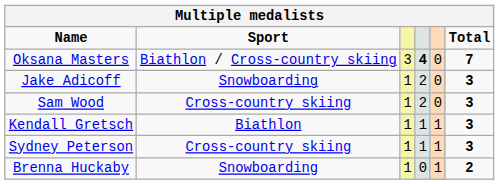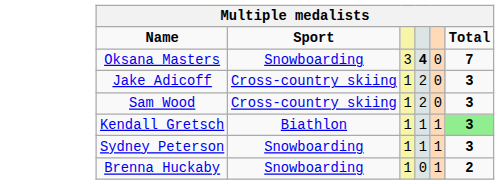(268, 60) Biathlon / Cross-country skiing -> (314, 60) Snowboarding
(268, 82) Snowboarding -> (314, 82) Cross-country skiing
(469, 125) no background -> (469, 125) lightgreen background
(268, 147) Cross-country skiing -> (314, 147) Snowboarding
